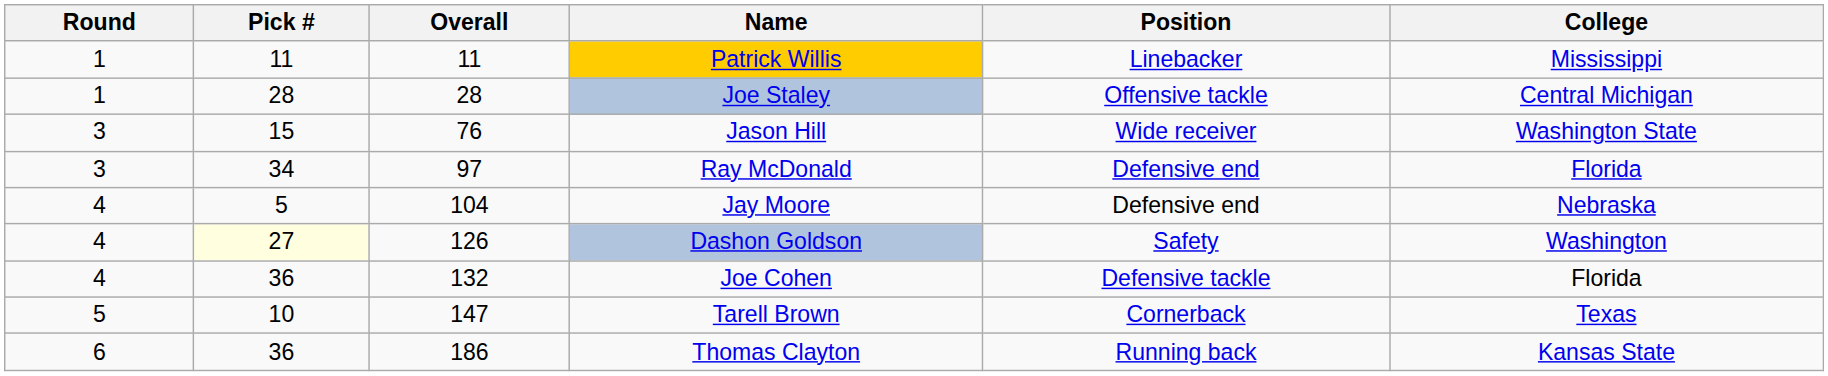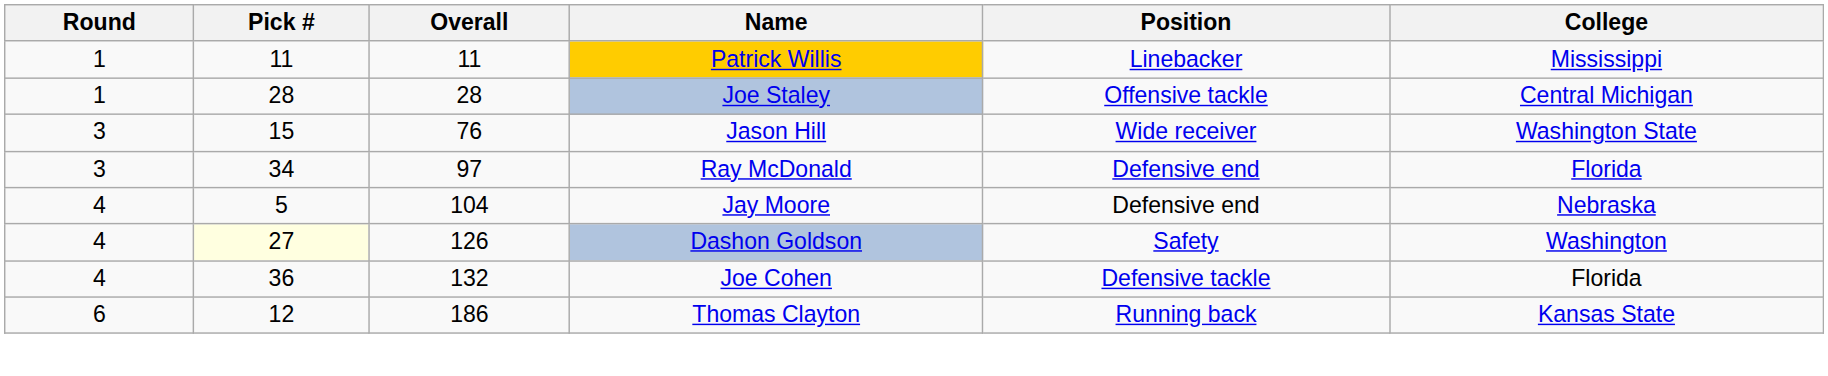- row: (776, 315)
(281, 351) 36 -> (281, 315) 12
